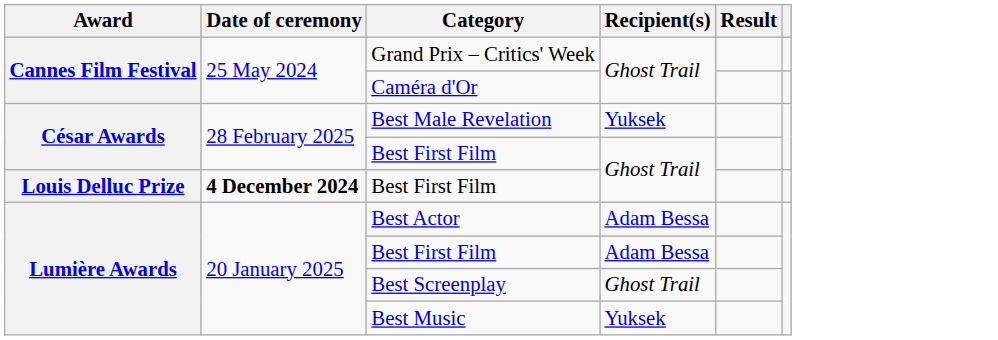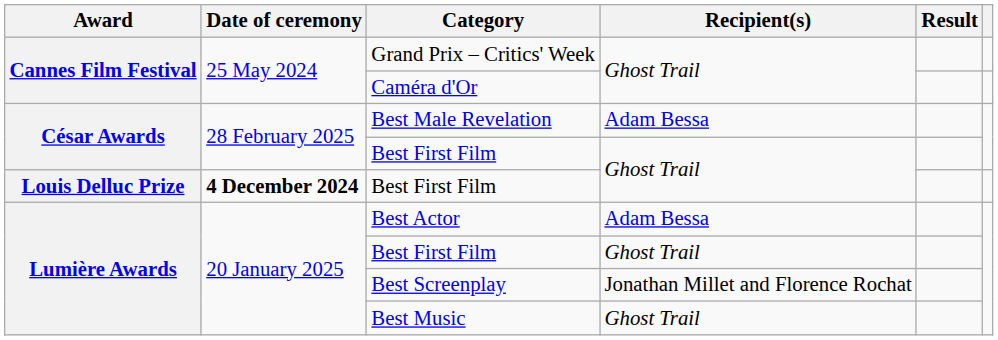(635, 119) Yuksek -> (657, 119) Adam Bessa
(657, 251) Adam Bessa -> (652, 251) Ghost Trail
(652, 284) Ghost Trail -> (758, 284) Jonathan Millet and Florence Rochat
(635, 317) Yuksek -> (652, 317) Ghost Trail
